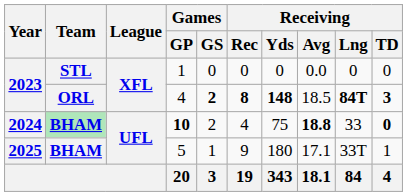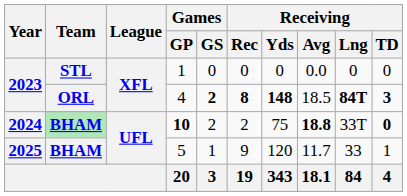(245, 124) 4 -> (245, 124) 2
(353, 124) 33 -> (353, 124) 33T
(280, 151) 180 -> (280, 151) 120
(316, 151) 17.1 -> (316, 151) 11.7
(353, 151) 33T -> (353, 151) 33
